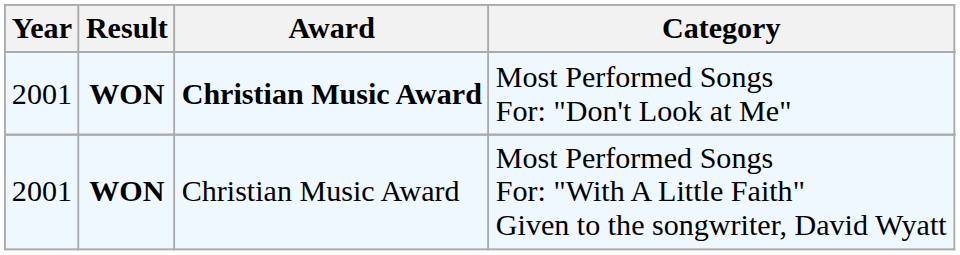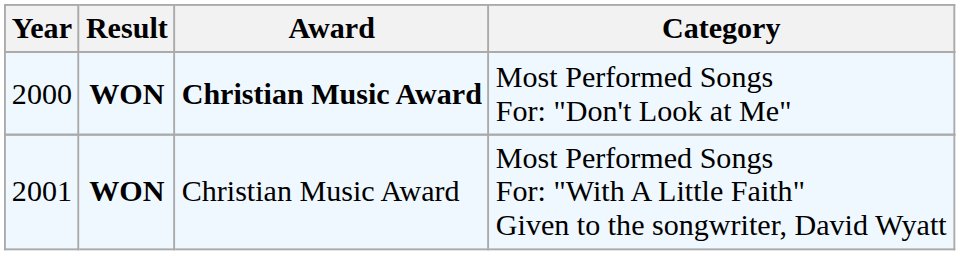(42, 92) 2001 -> (42, 92) 2000
